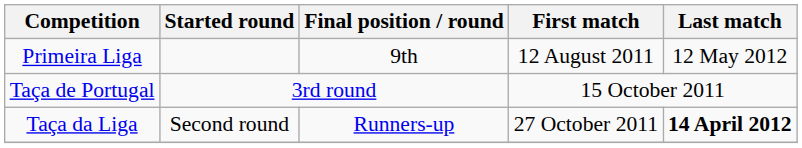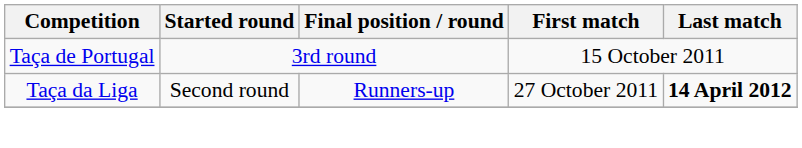- row: (82, 55)
